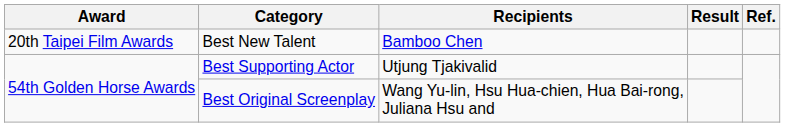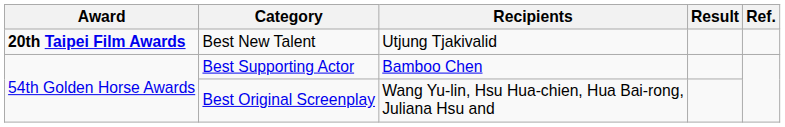(91, 41) normal -> (97, 41) bold
(432, 41) Bamboo Chen -> (440, 41) Utjung Tjakivalid
(440, 66) Utjung Tjakivalid -> (432, 66) Bamboo Chen
